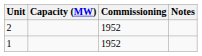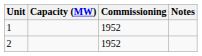rows swapped: (9, 43) <-> (9, 28)
